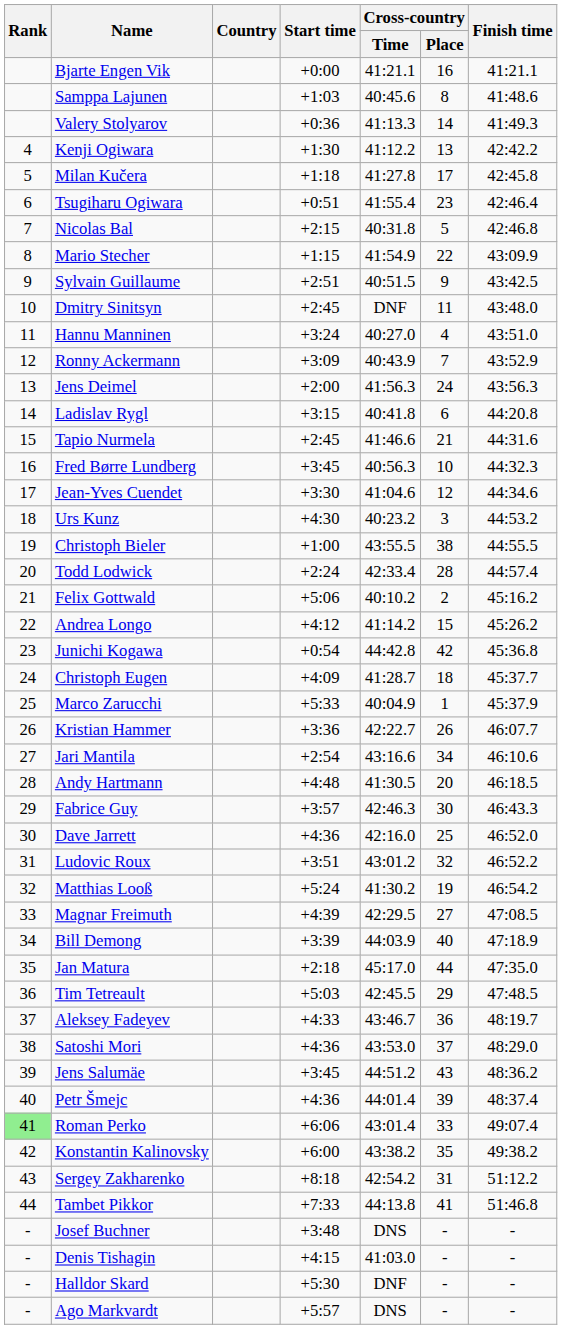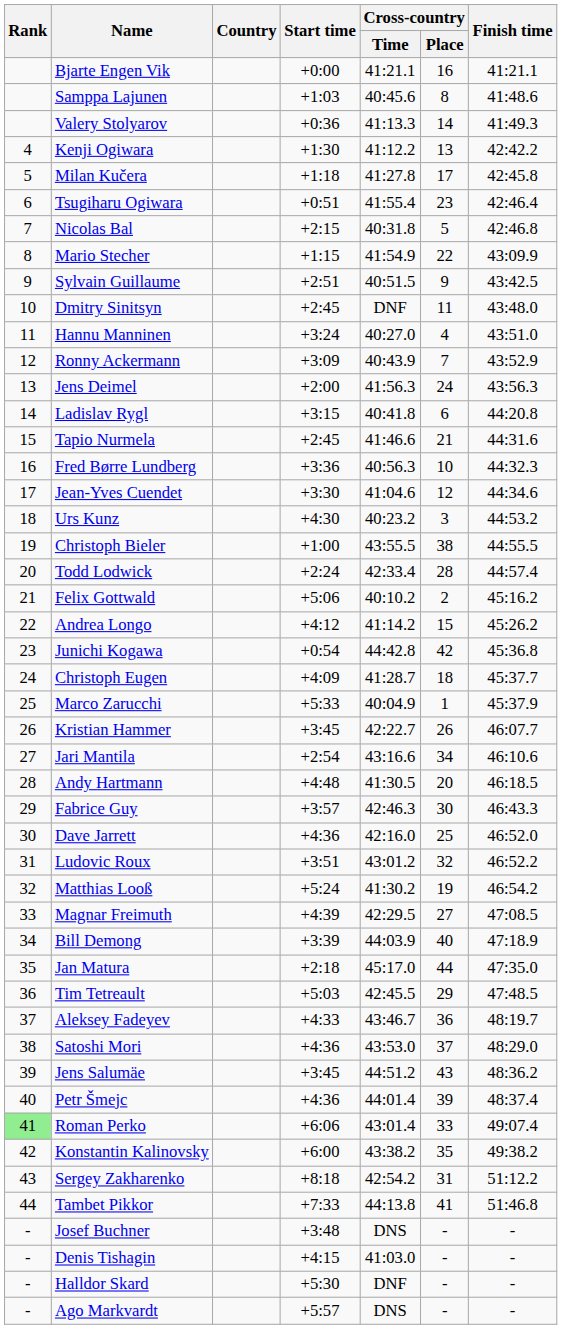(320, 466) +3:45 -> (320, 466) +3:36
(320, 730) +3:36 -> (320, 730) +3:45
